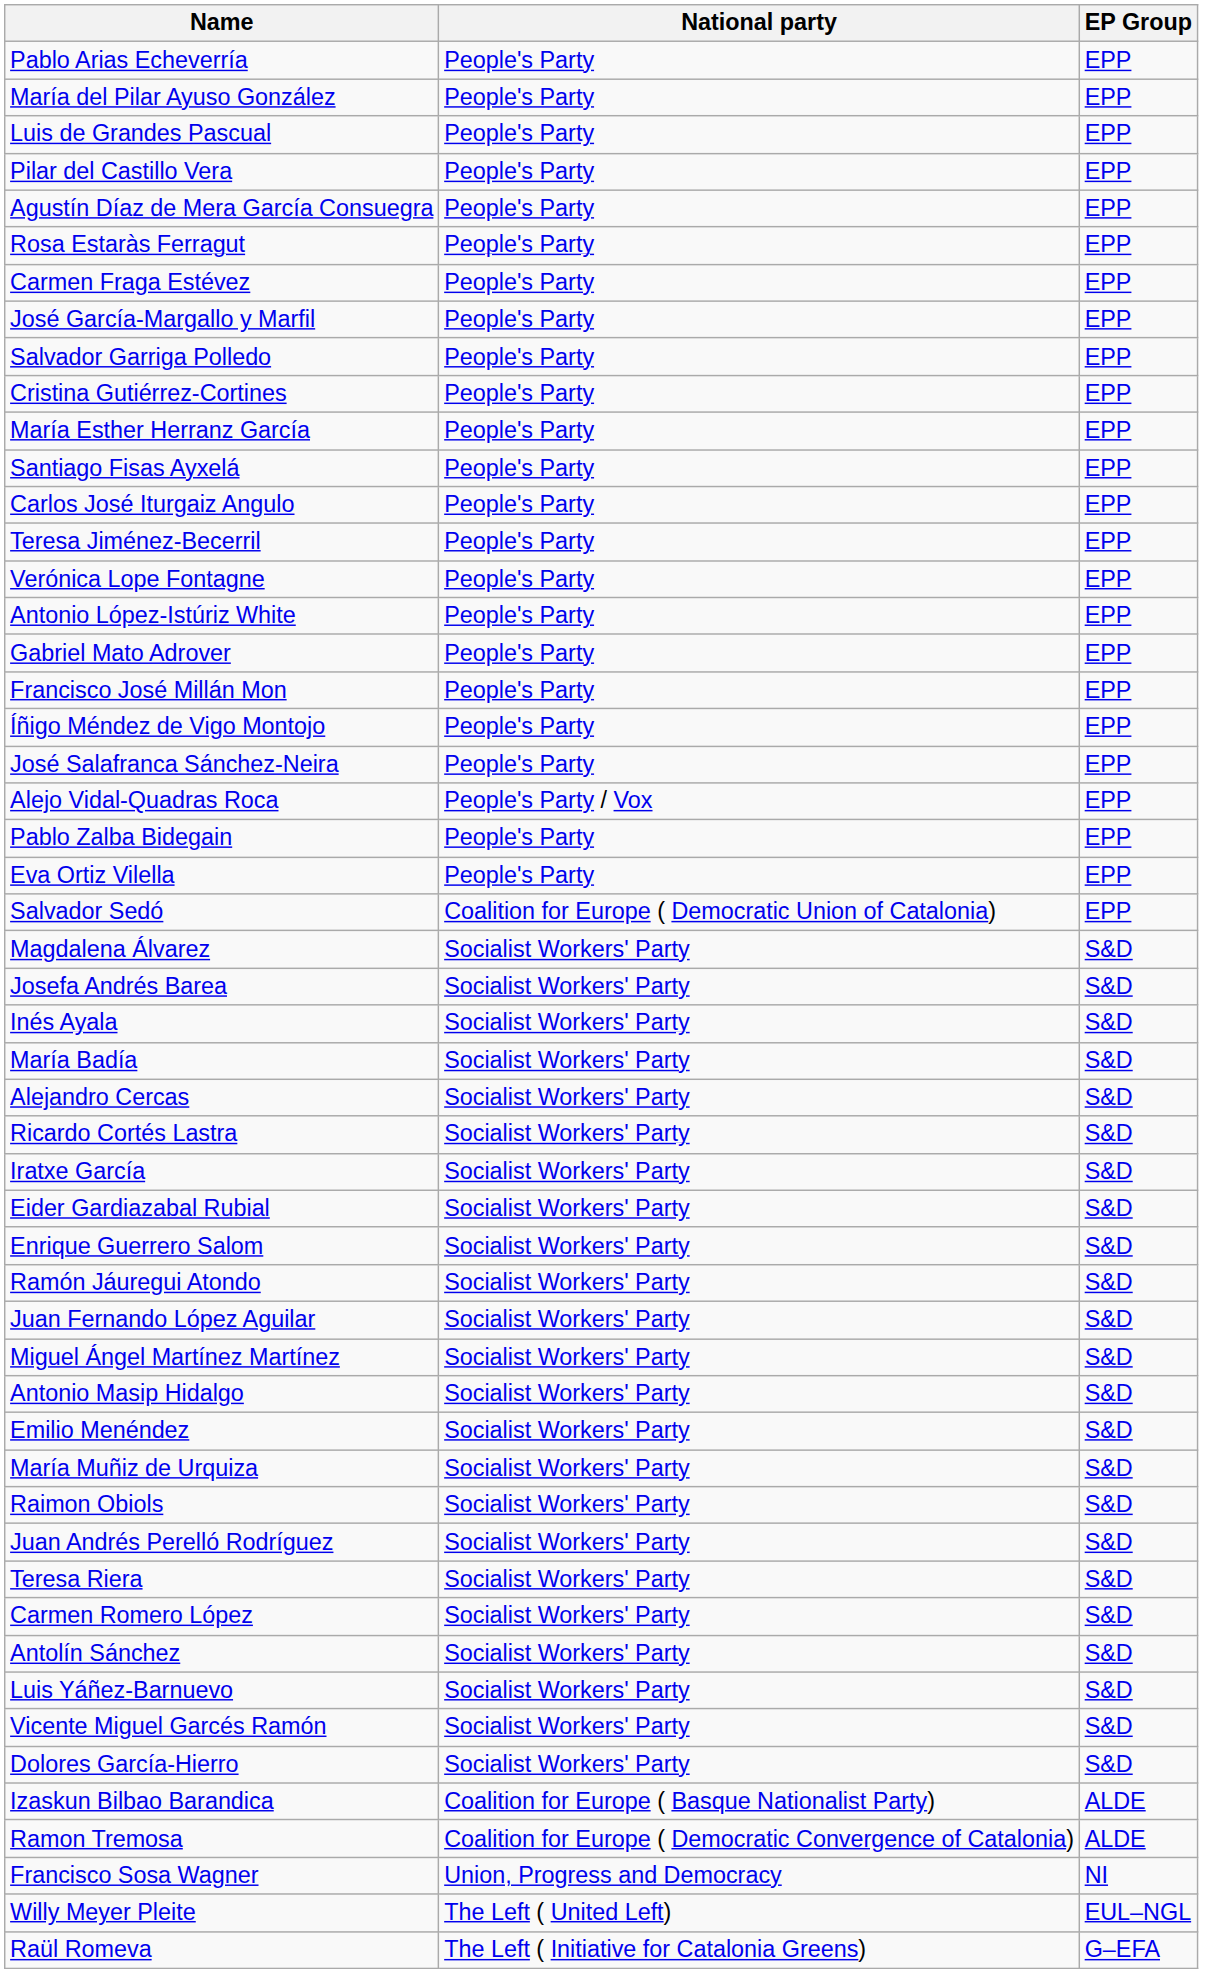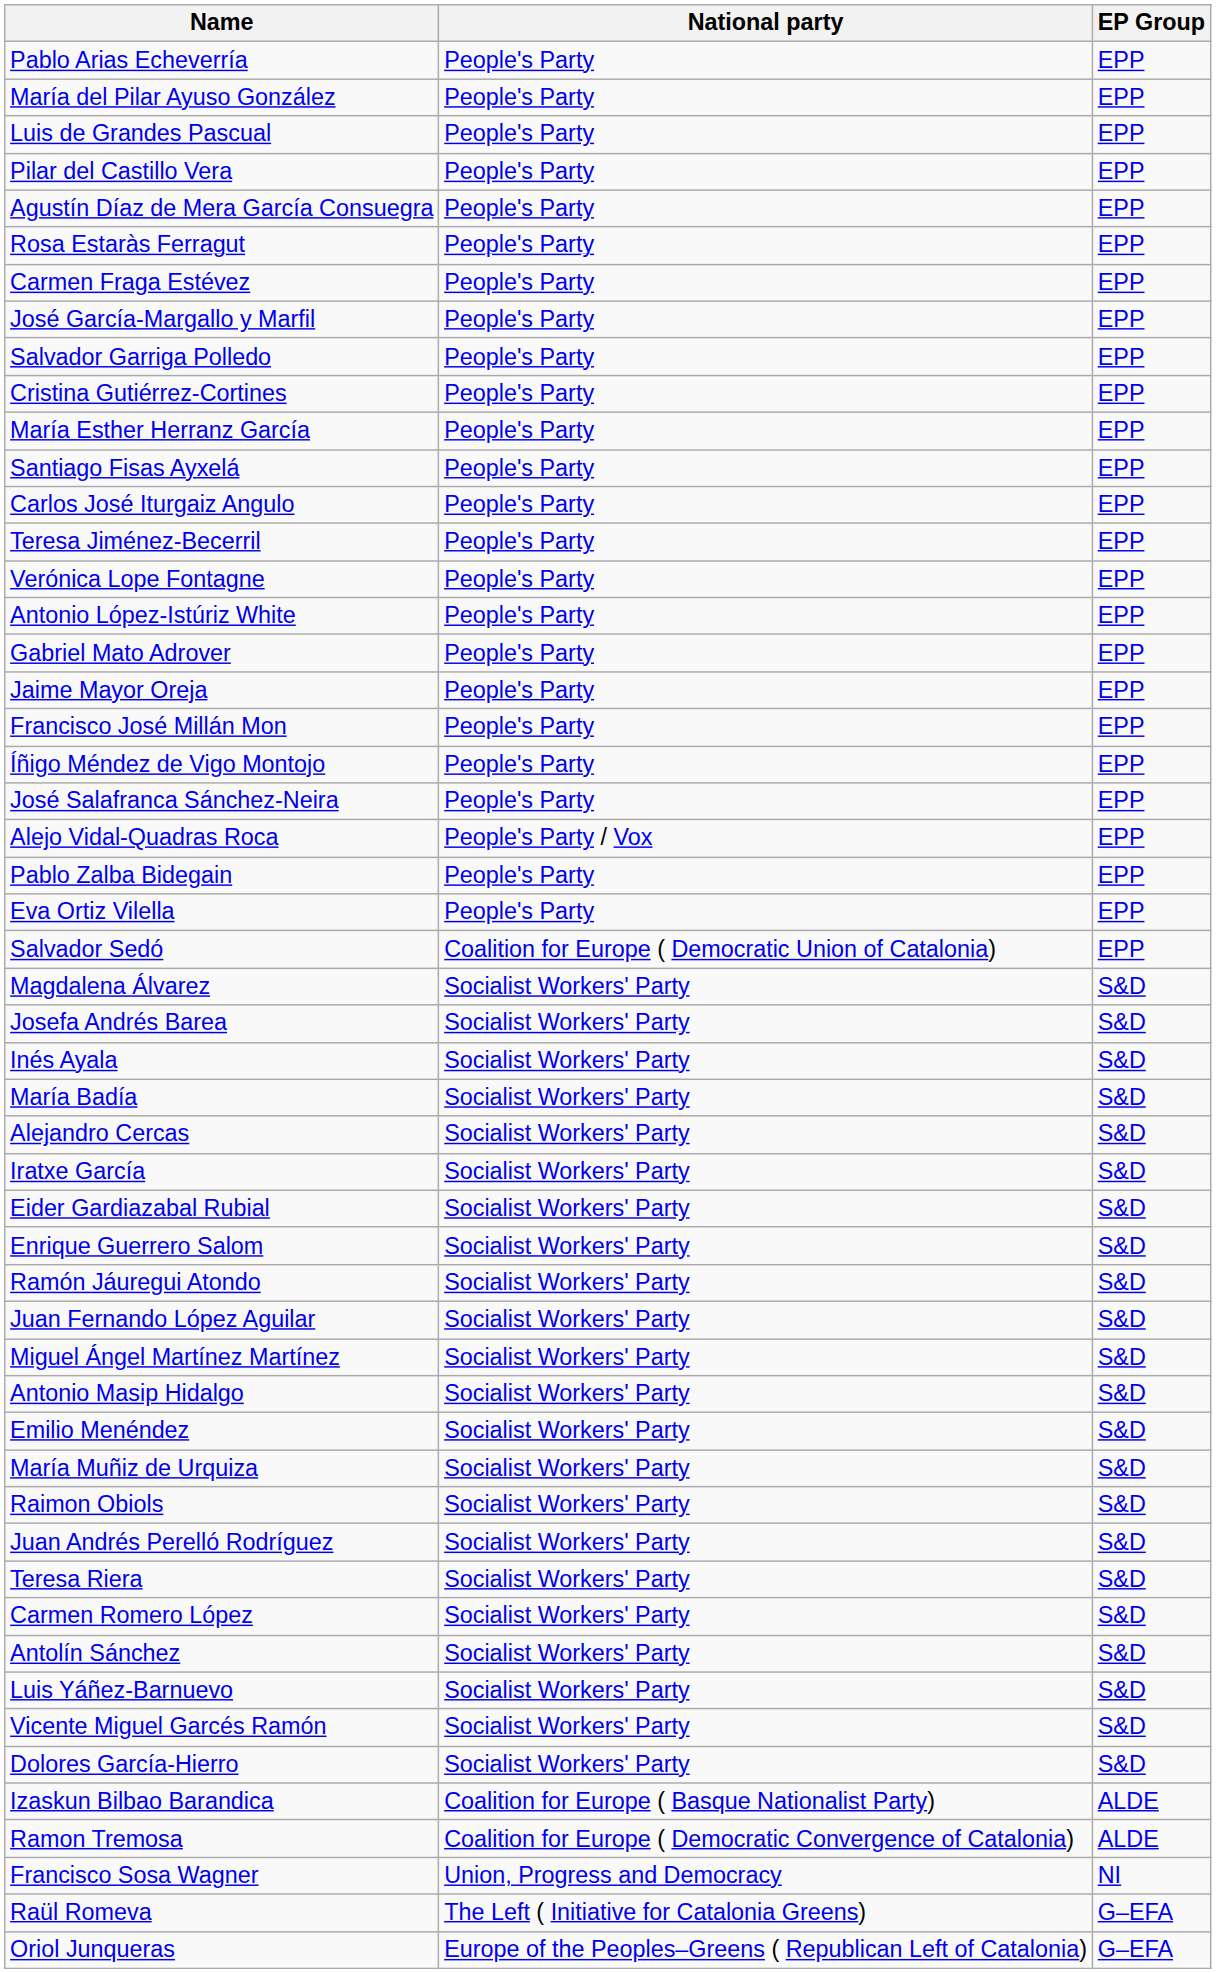+ row: (109, 689)
- row: (124, 1134)
- row: (103, 1912)
+ row: (93, 1949)
